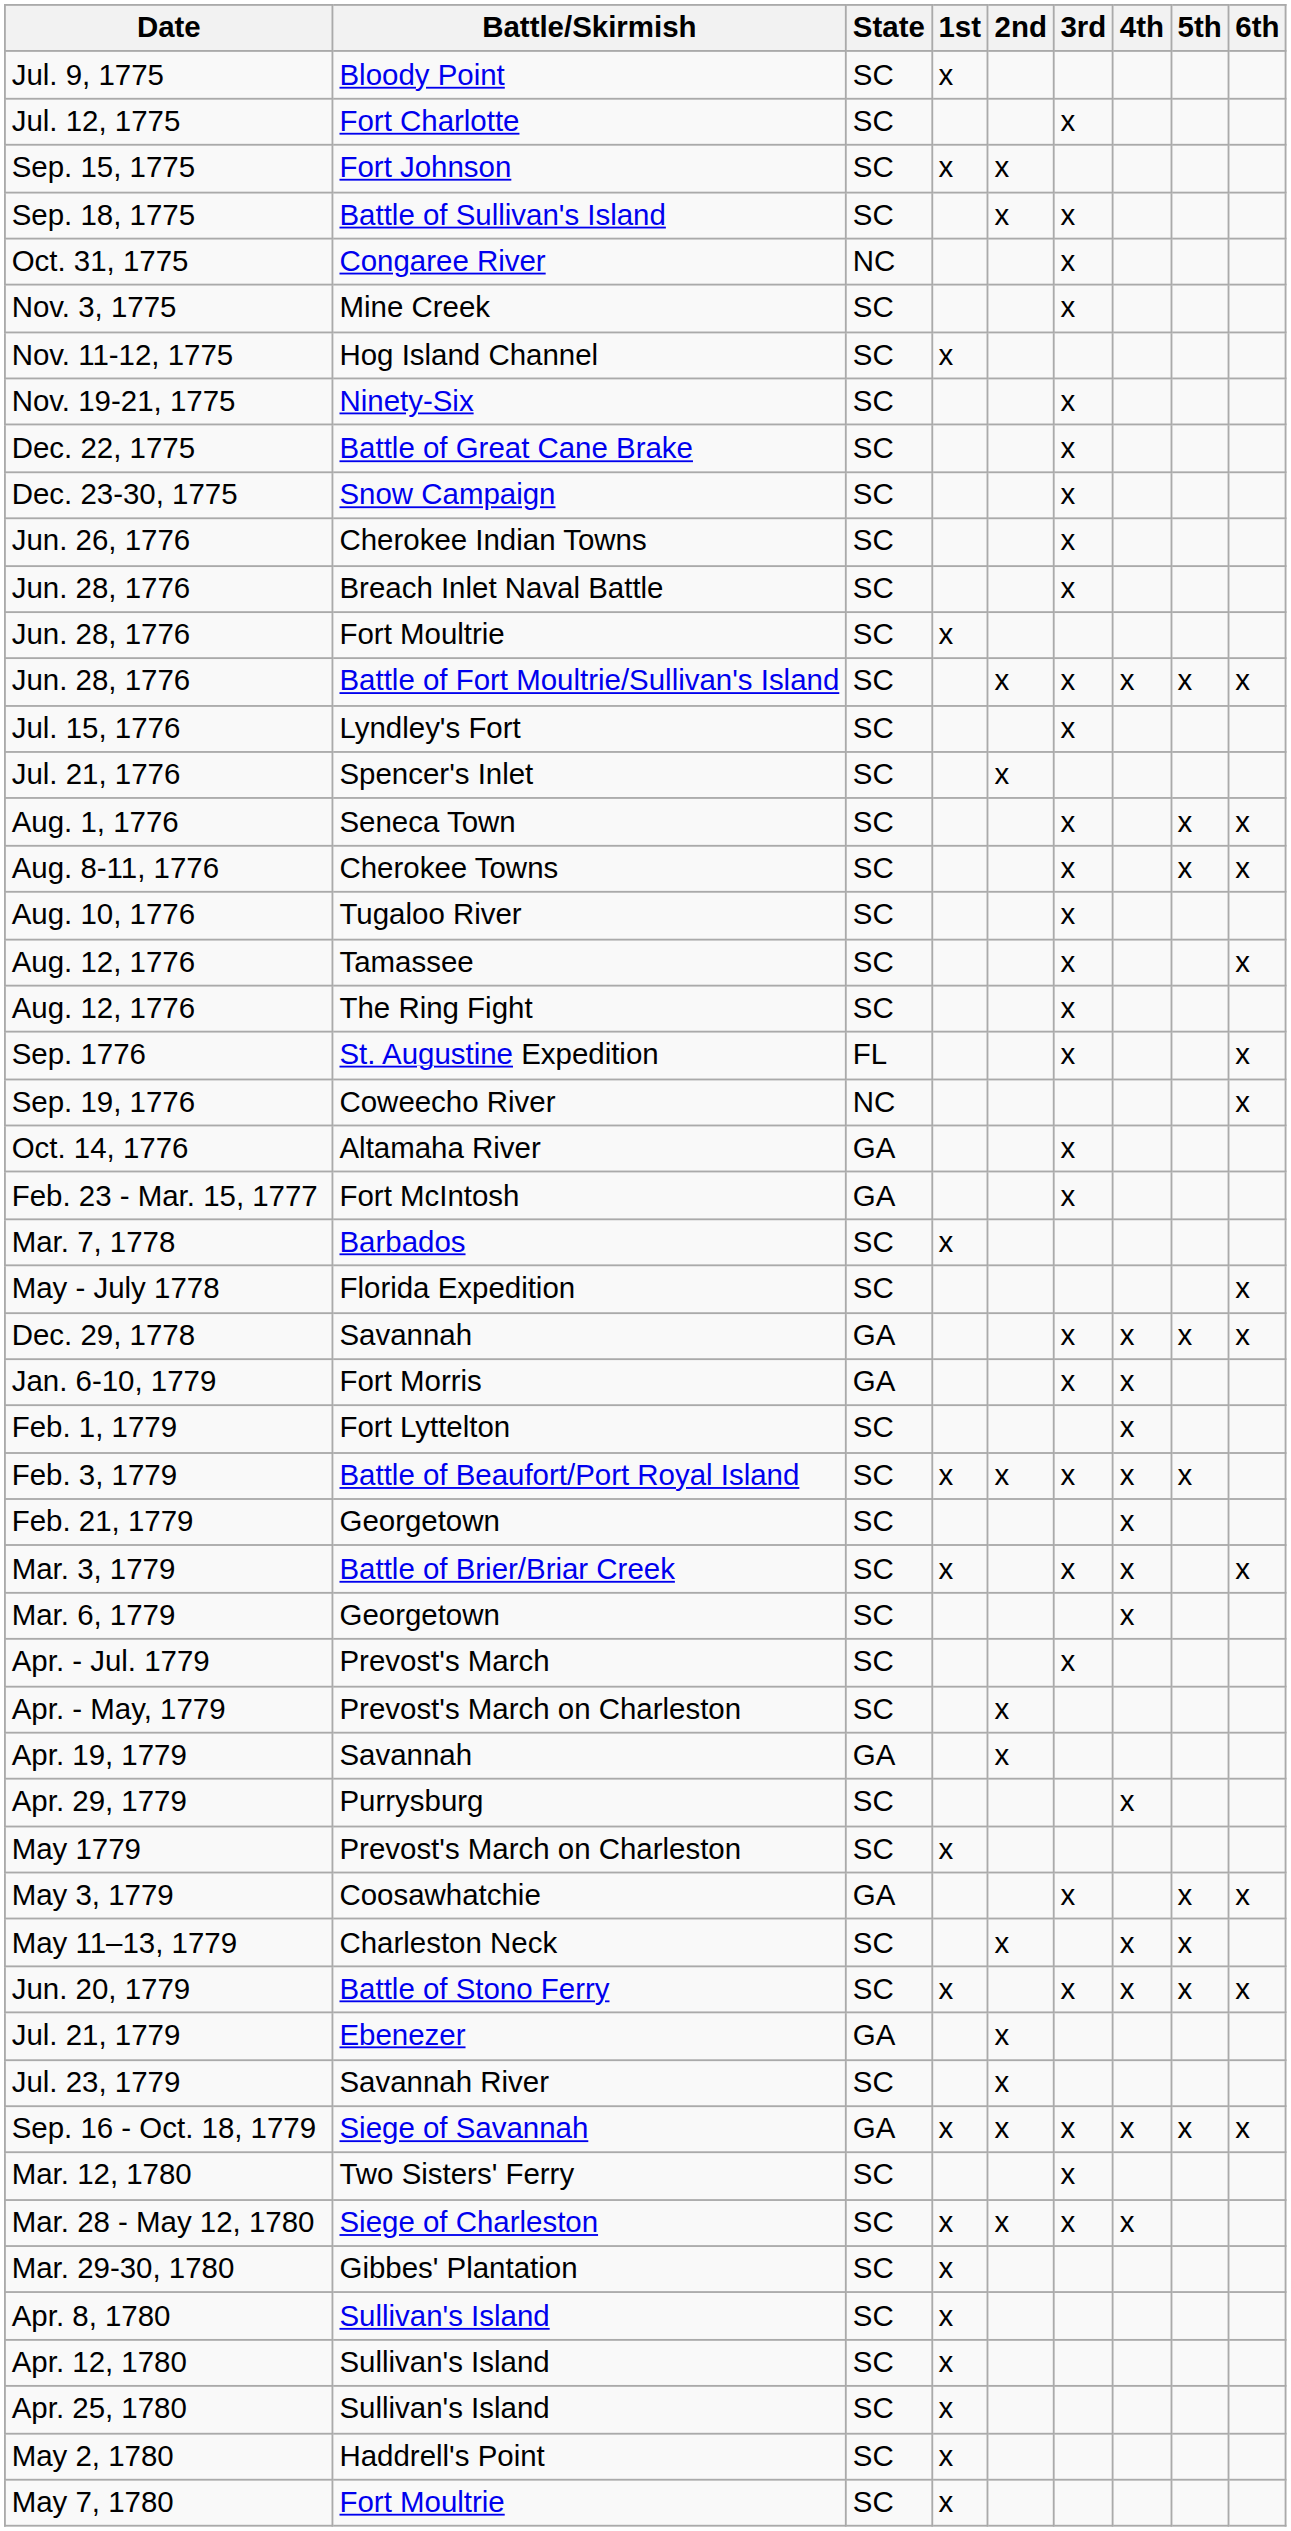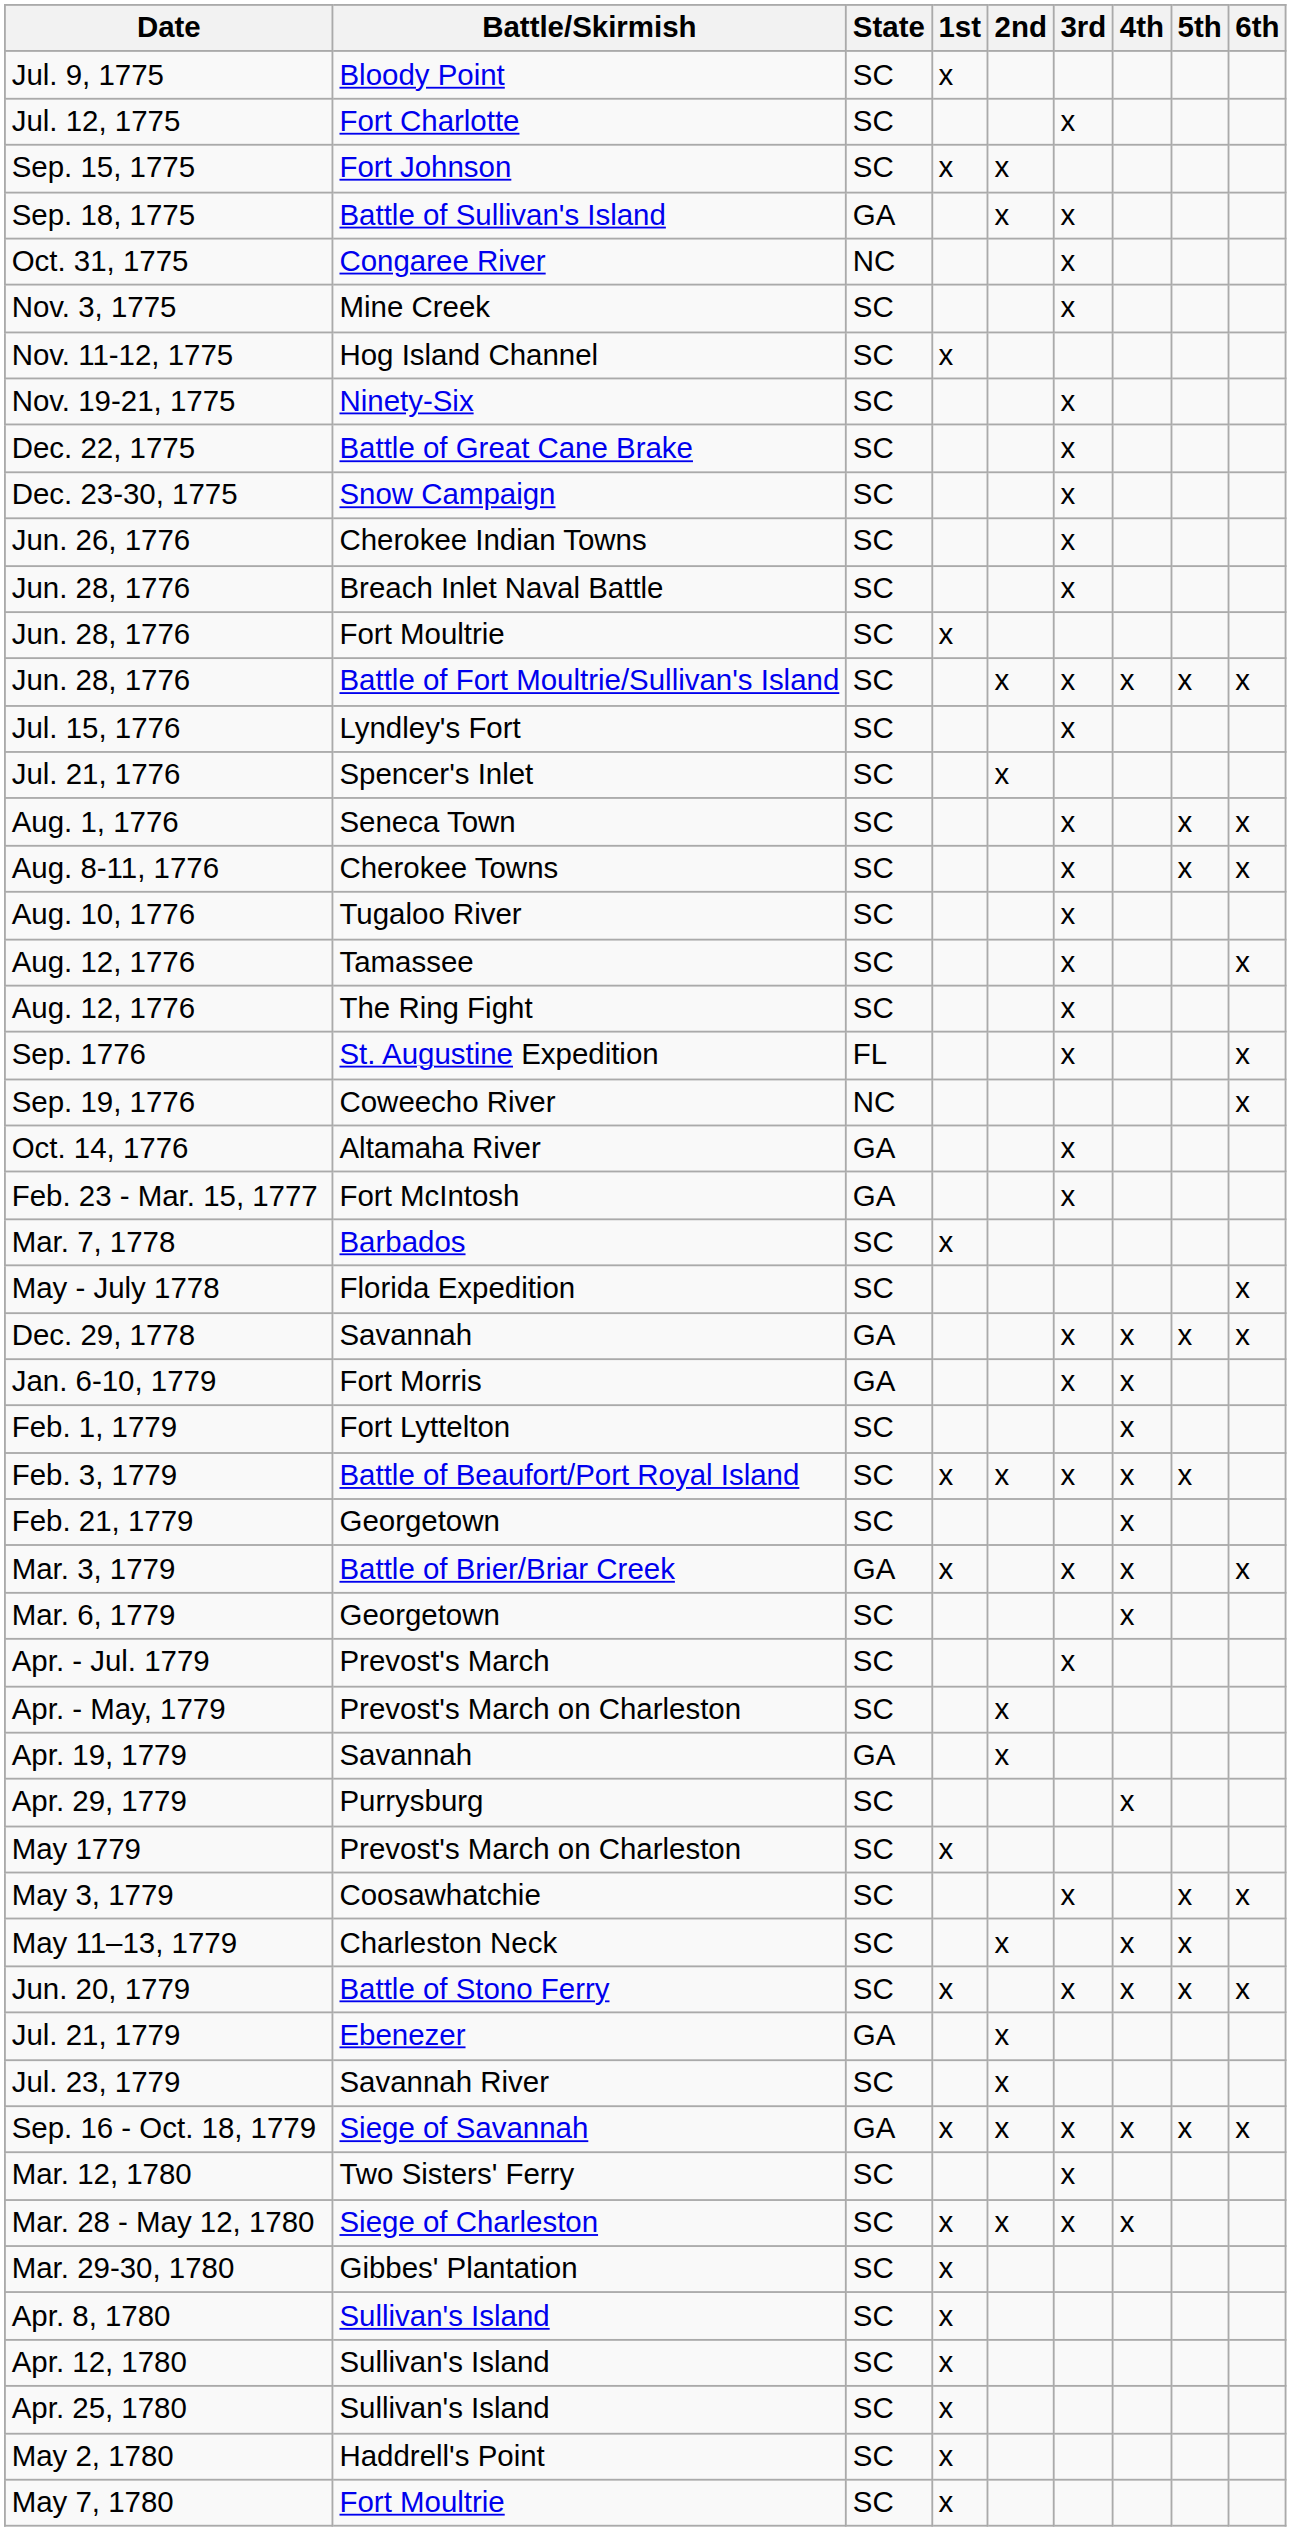(873, 214) SC -> (874, 214) GA
(873, 1568) SC -> (874, 1568) GA
(874, 1895) GA -> (873, 1895) SC
